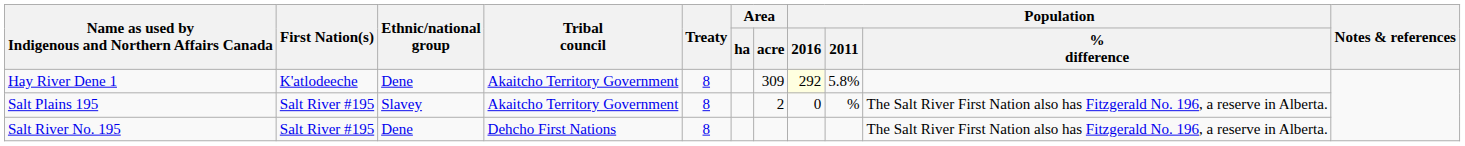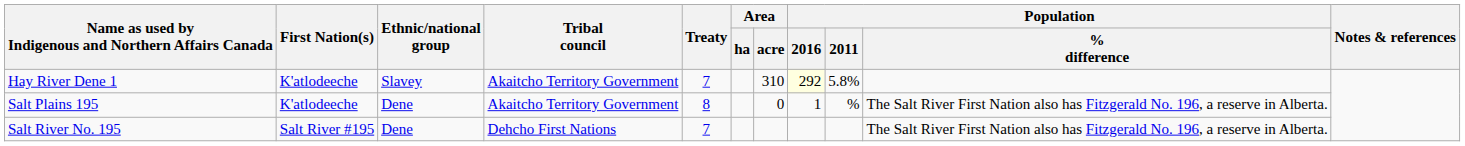(397, 81) Dene -> (402, 81) Slavey
(706, 81) 8 -> (706, 81) 7
(773, 81) 309 -> (773, 81) 310
(327, 104) Salt River #195 -> (319, 104) K'atlodeeche
(402, 104) Slavey -> (397, 104) Dene
(781, 104) 2 -> (781, 104) 0
(818, 104) 0 -> (818, 104) 1
(706, 128) 8 -> (706, 128) 7
